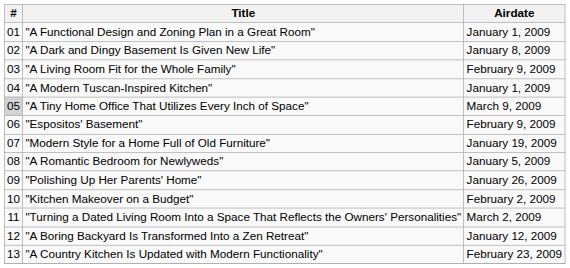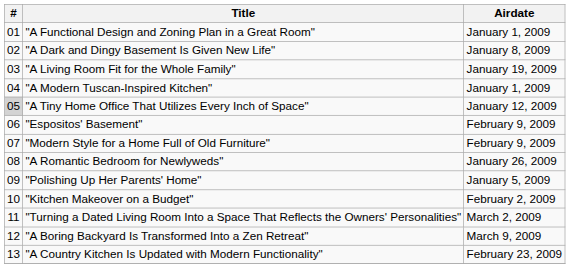(511, 69) February 9, 2009 -> (512, 69) January 19, 2009
(504, 106) March 9, 2009 -> (512, 106) January 12, 2009
(512, 143) January 19, 2009 -> (511, 143) February 9, 2009
(508, 161) January 5, 2009 -> (512, 161) January 26, 2009
(512, 180) January 26, 2009 -> (508, 180) January 5, 2009
(512, 236) January 12, 2009 -> (504, 236) March 9, 2009
